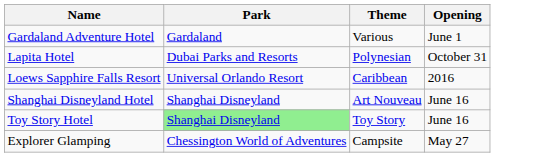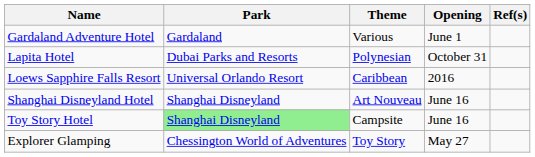+ column: (510, 15)
(379, 120) Toy Story -> (378, 120) Campsite
(378, 141) Campsite -> (379, 141) Toy Story
